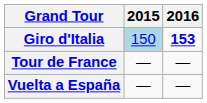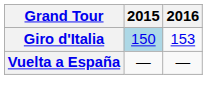(183, 39) bold -> (183, 39) normal
- row: (64, 62)
